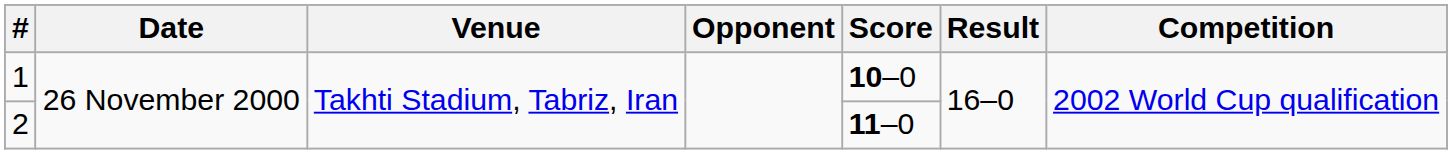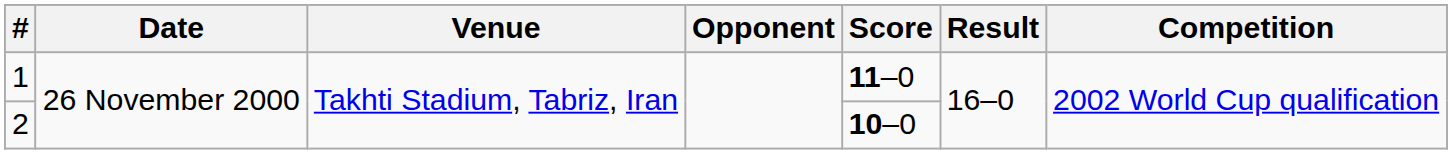(882, 76) 10–0 -> (882, 76) 11–0
(882, 124) 11–0 -> (882, 124) 10–0
